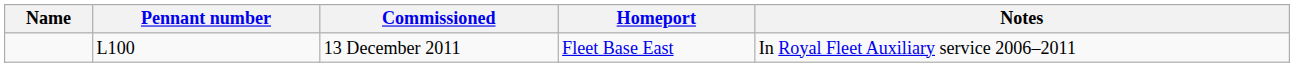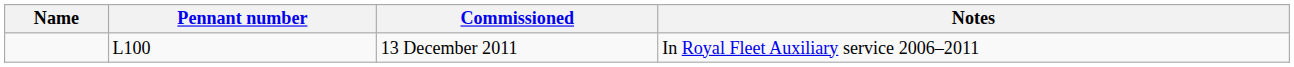- column: (656, 18)
